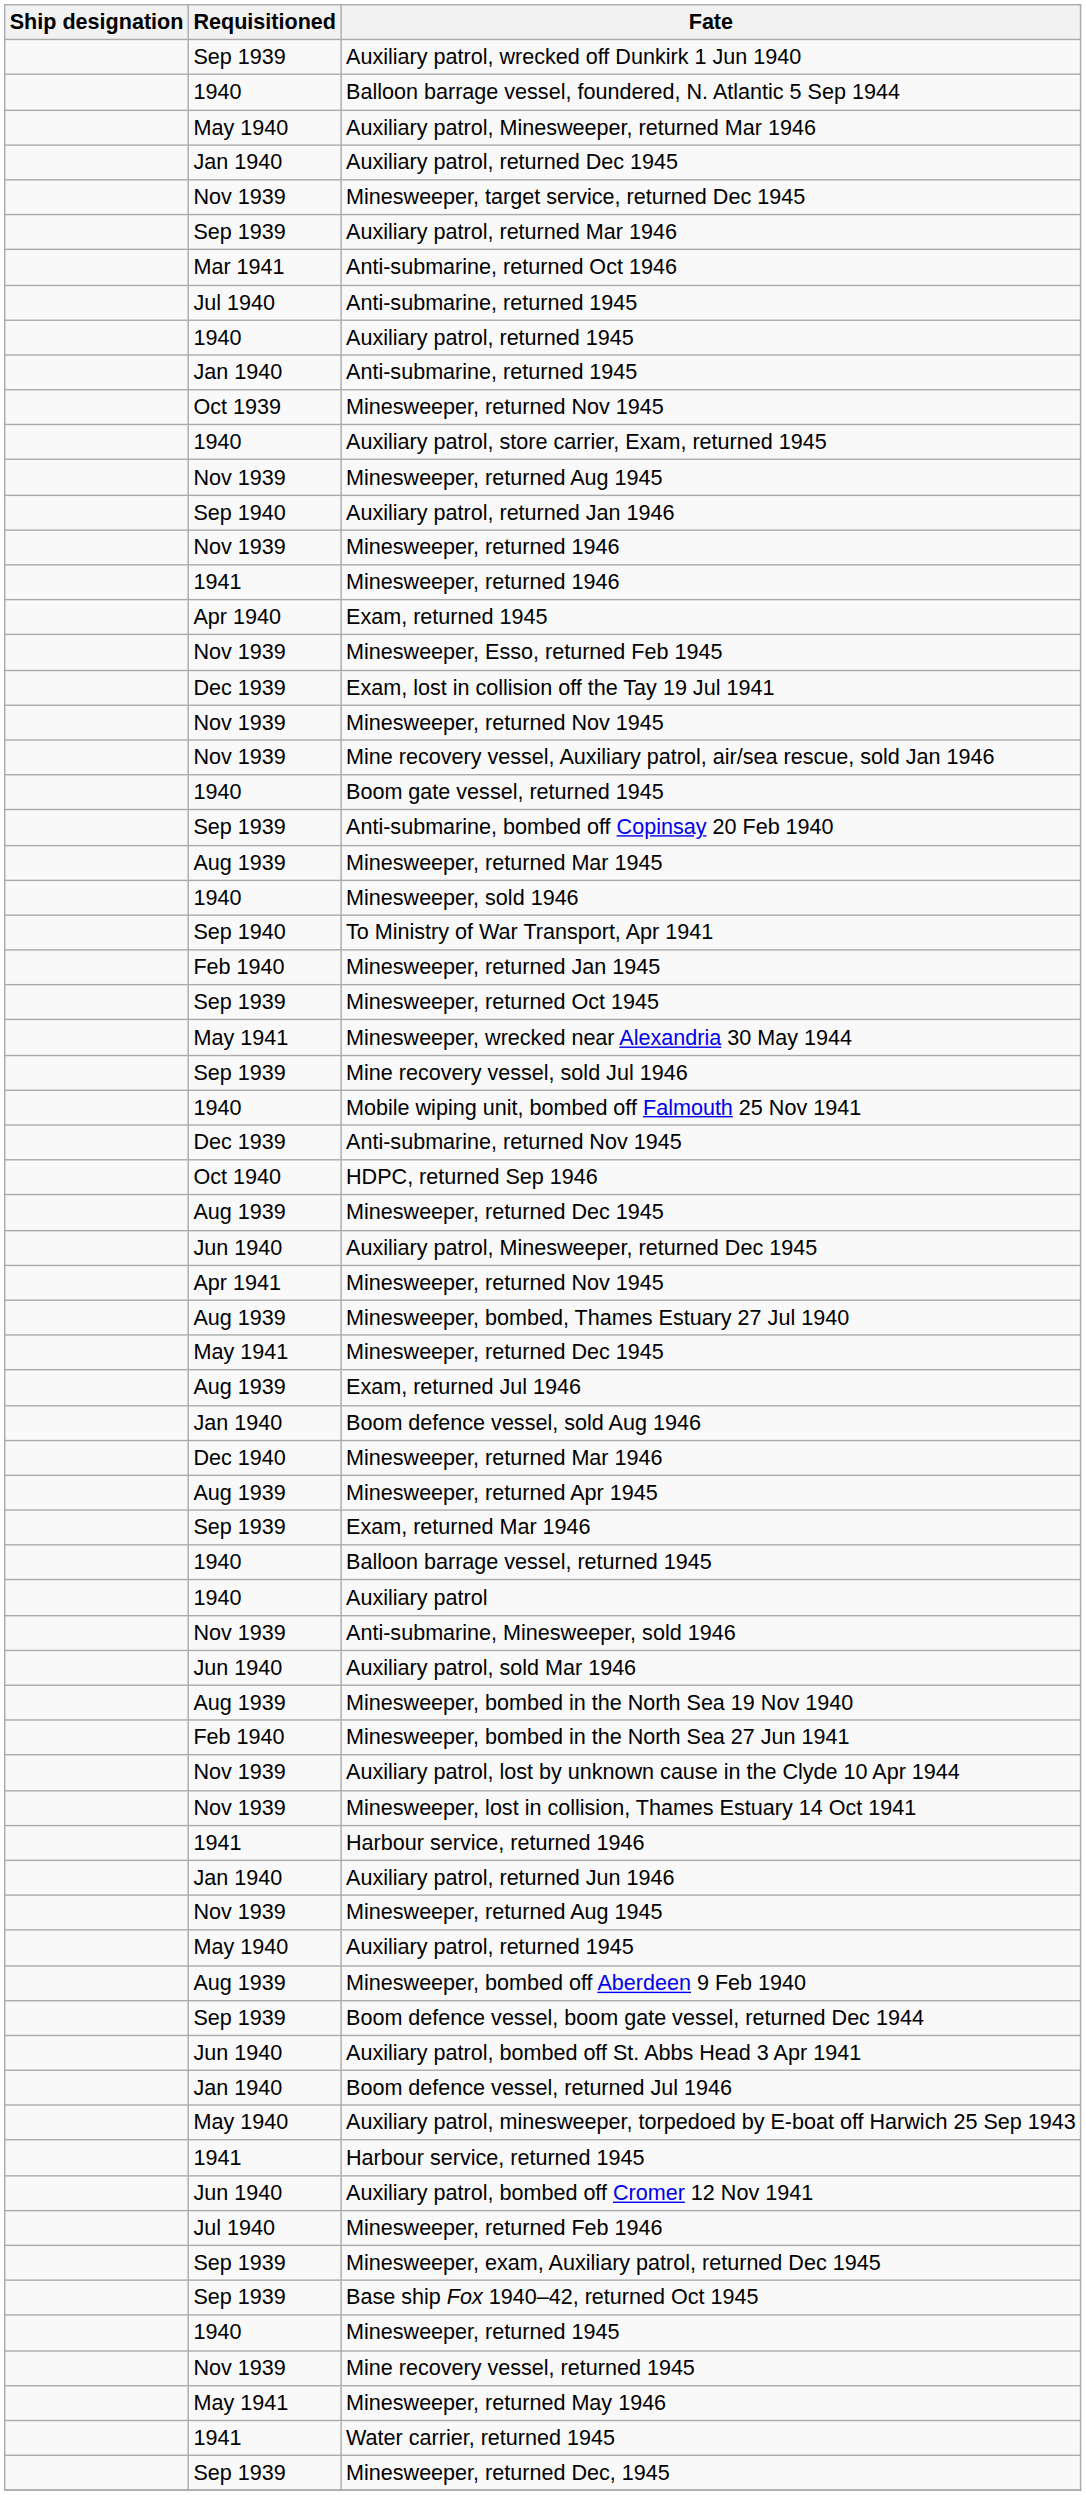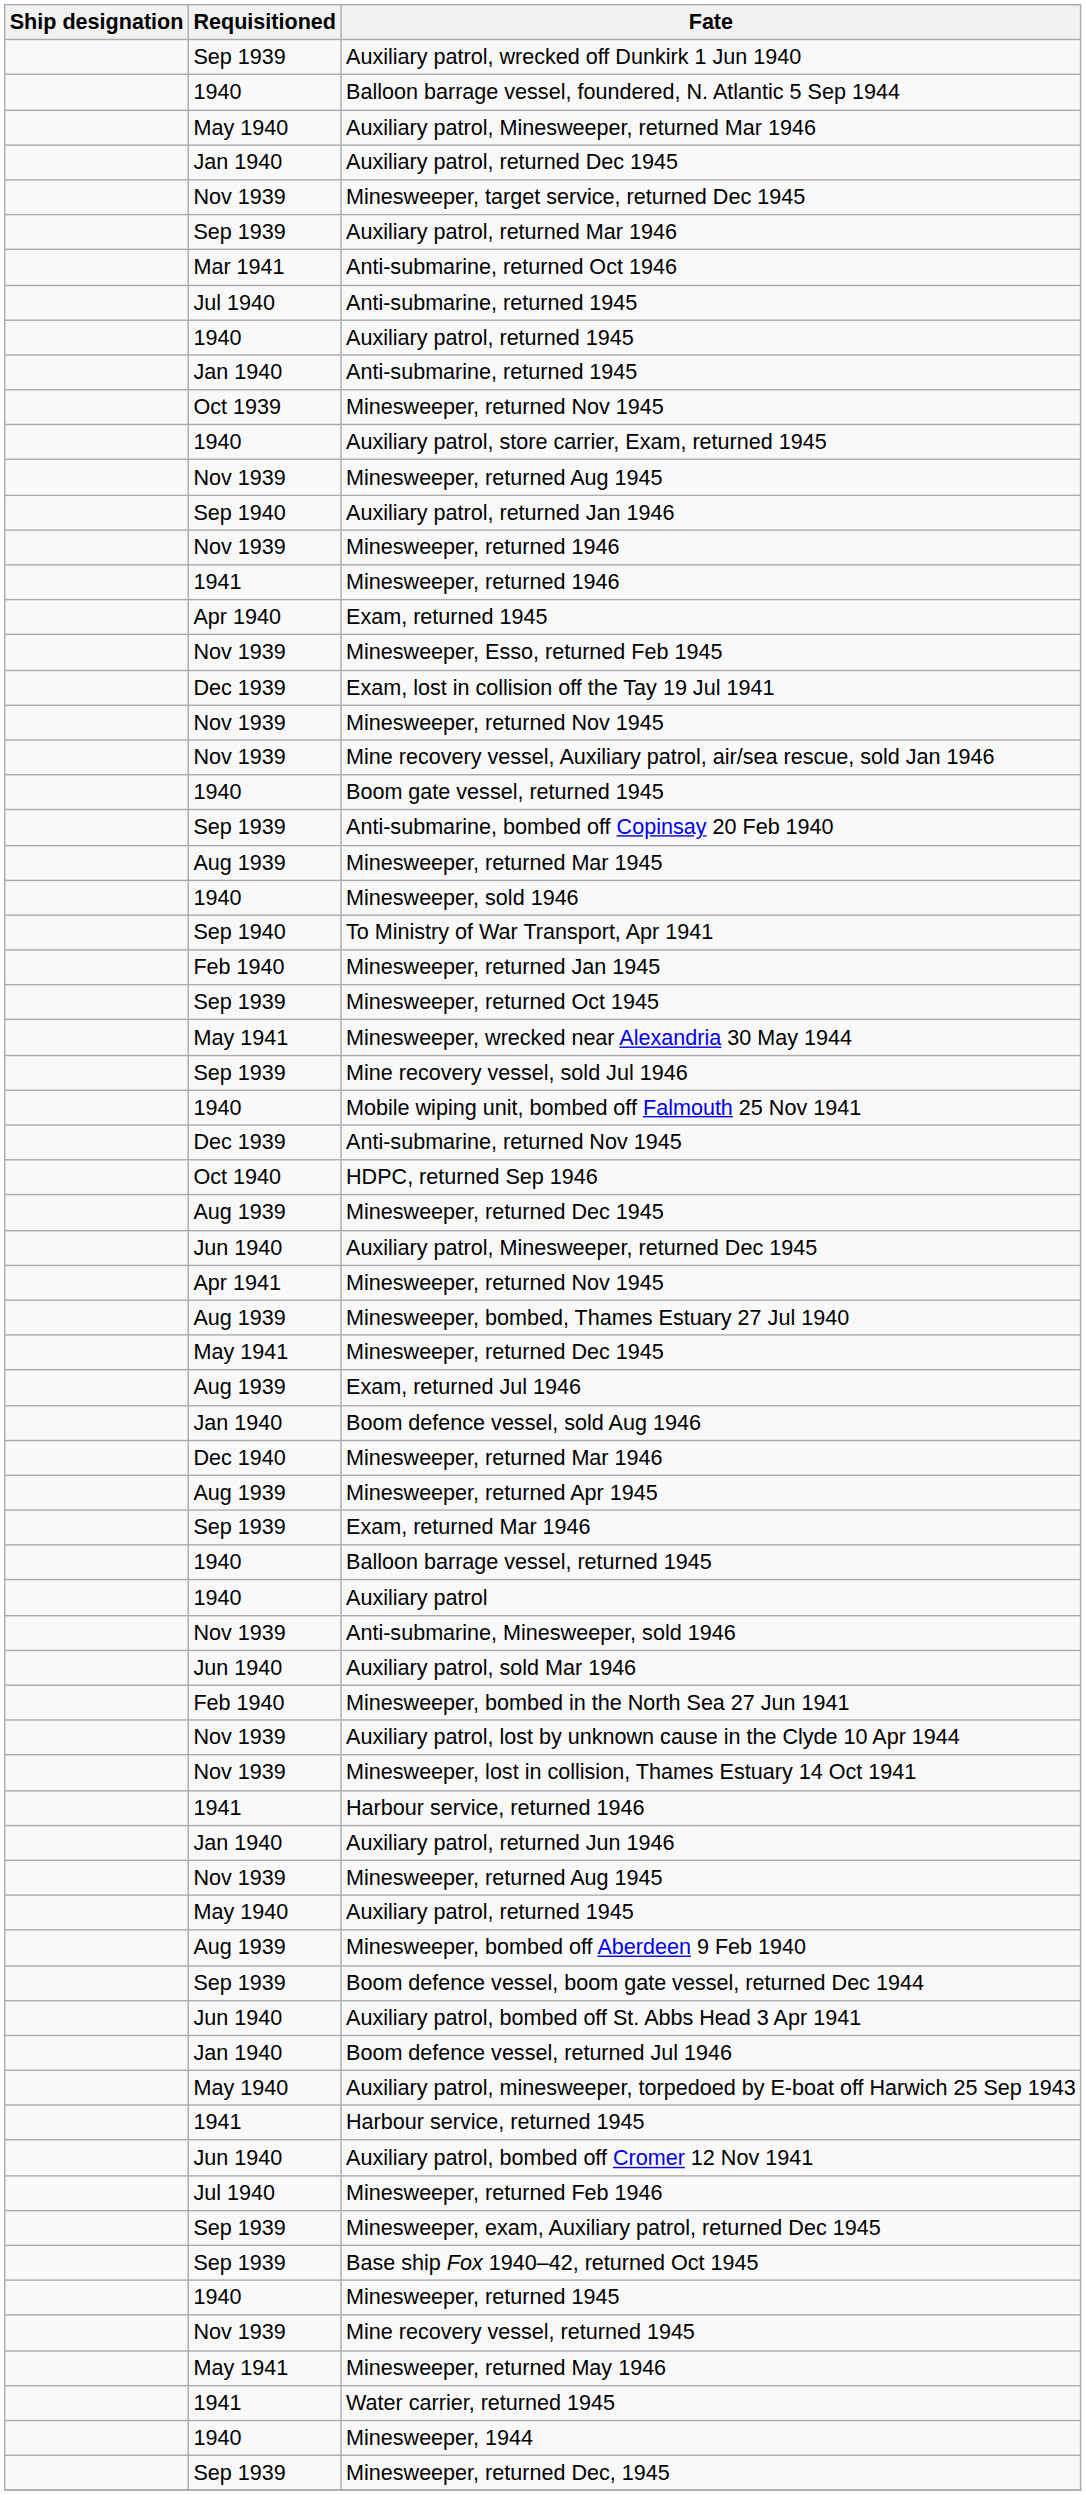- row: (240, 1702)
+ row: (217, 2437)
